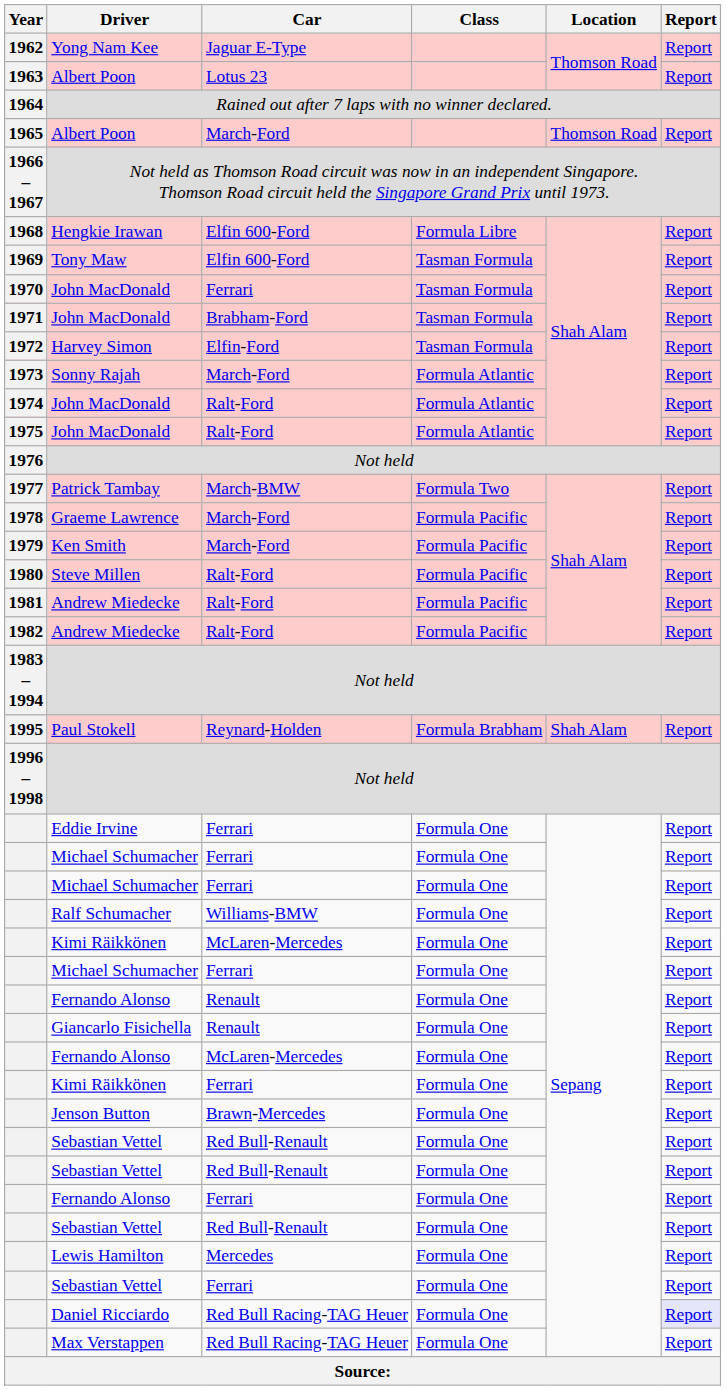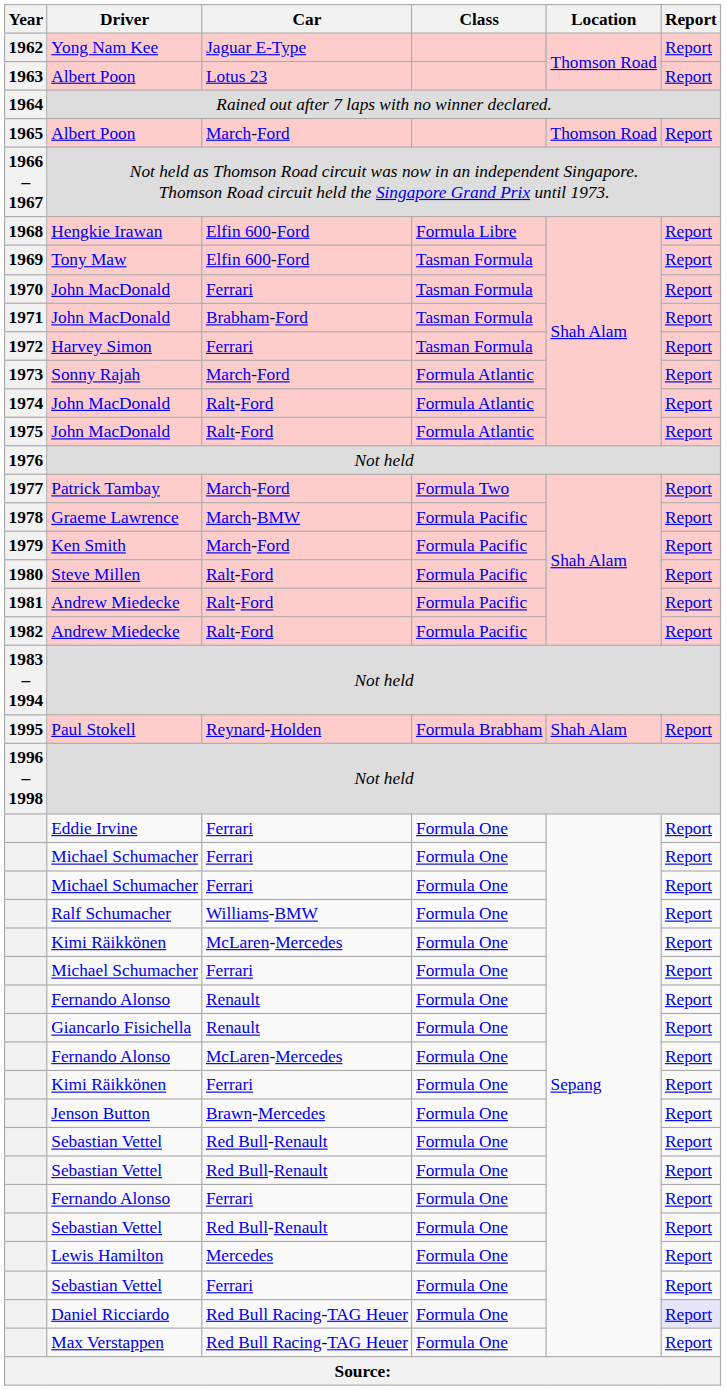(243, 345) Elfin-Ford -> (230, 345) Ferrari
(253, 488) March-BMW -> (248, 488) March-Ford
(248, 517) March-Ford -> (253, 517) March-BMW
